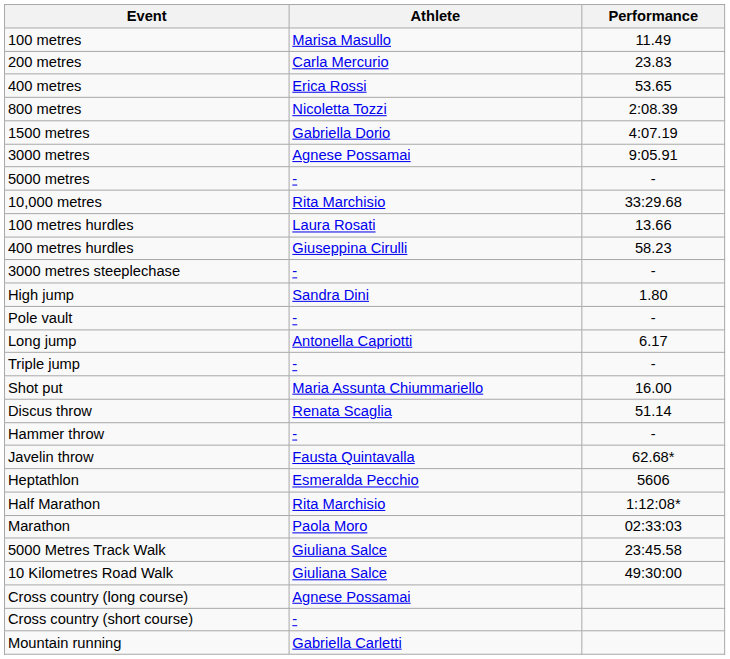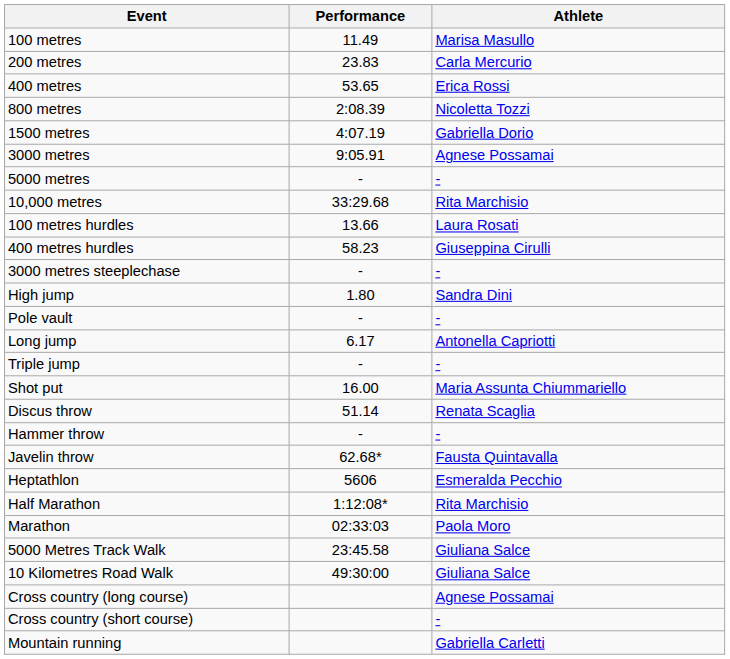columns swapped: (435, 17) <-> (653, 17)
